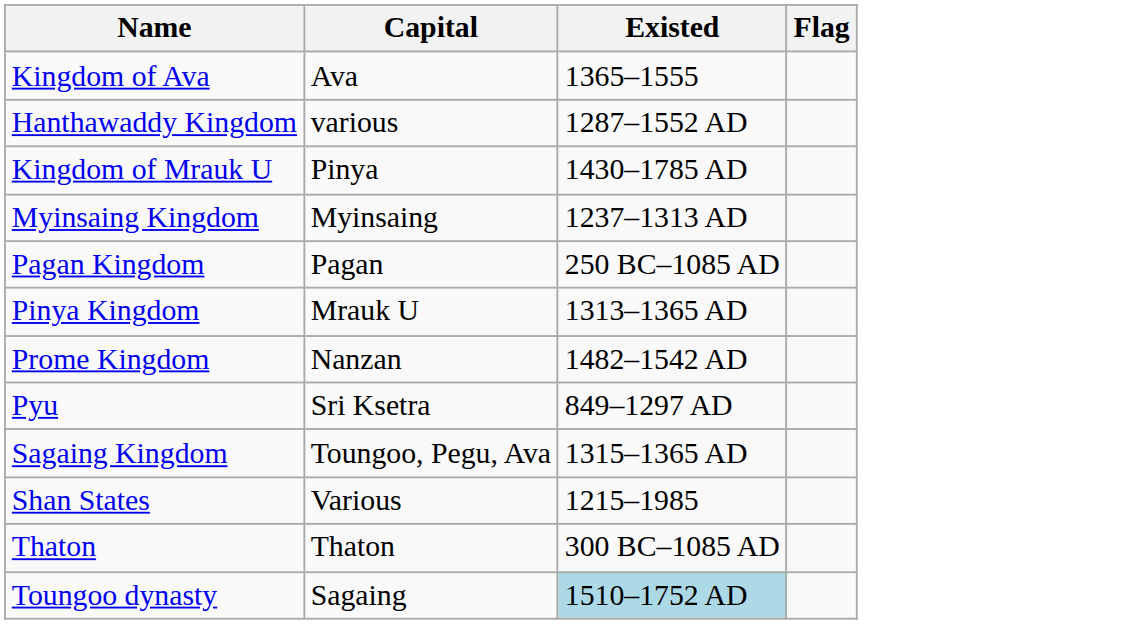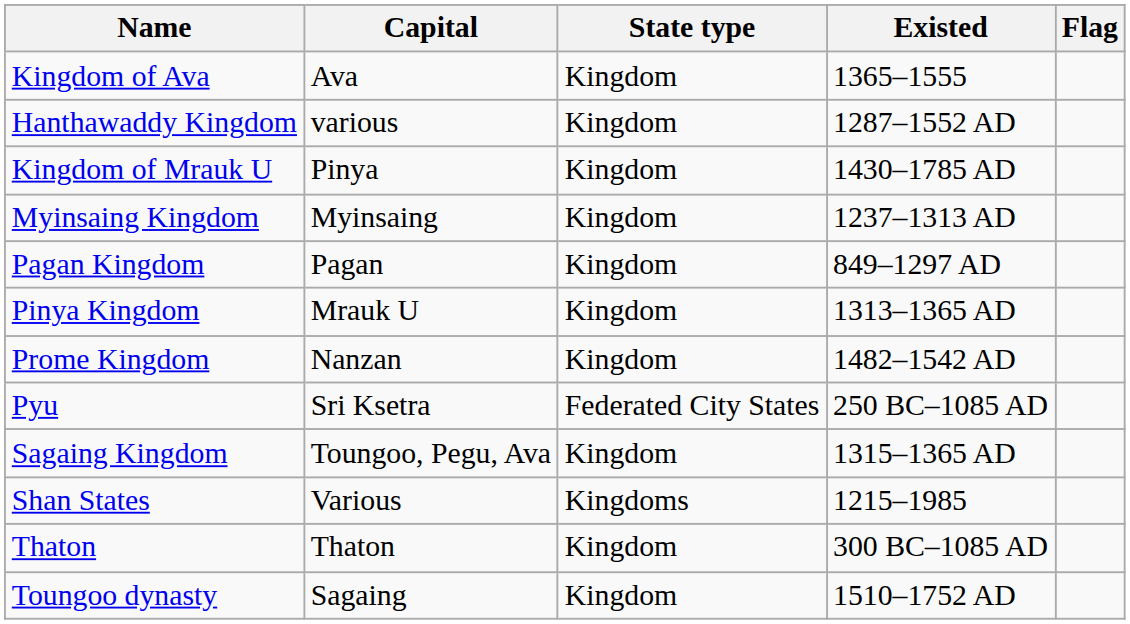+ column: (692, 28)
(672, 264) 250 BC–1085 AD -> (917, 264) 849–1297 AD
(649, 405) 849–1297 AD -> (941, 405) 250 BC–1085 AD
(656, 594) lightblue background -> (924, 594) no background
